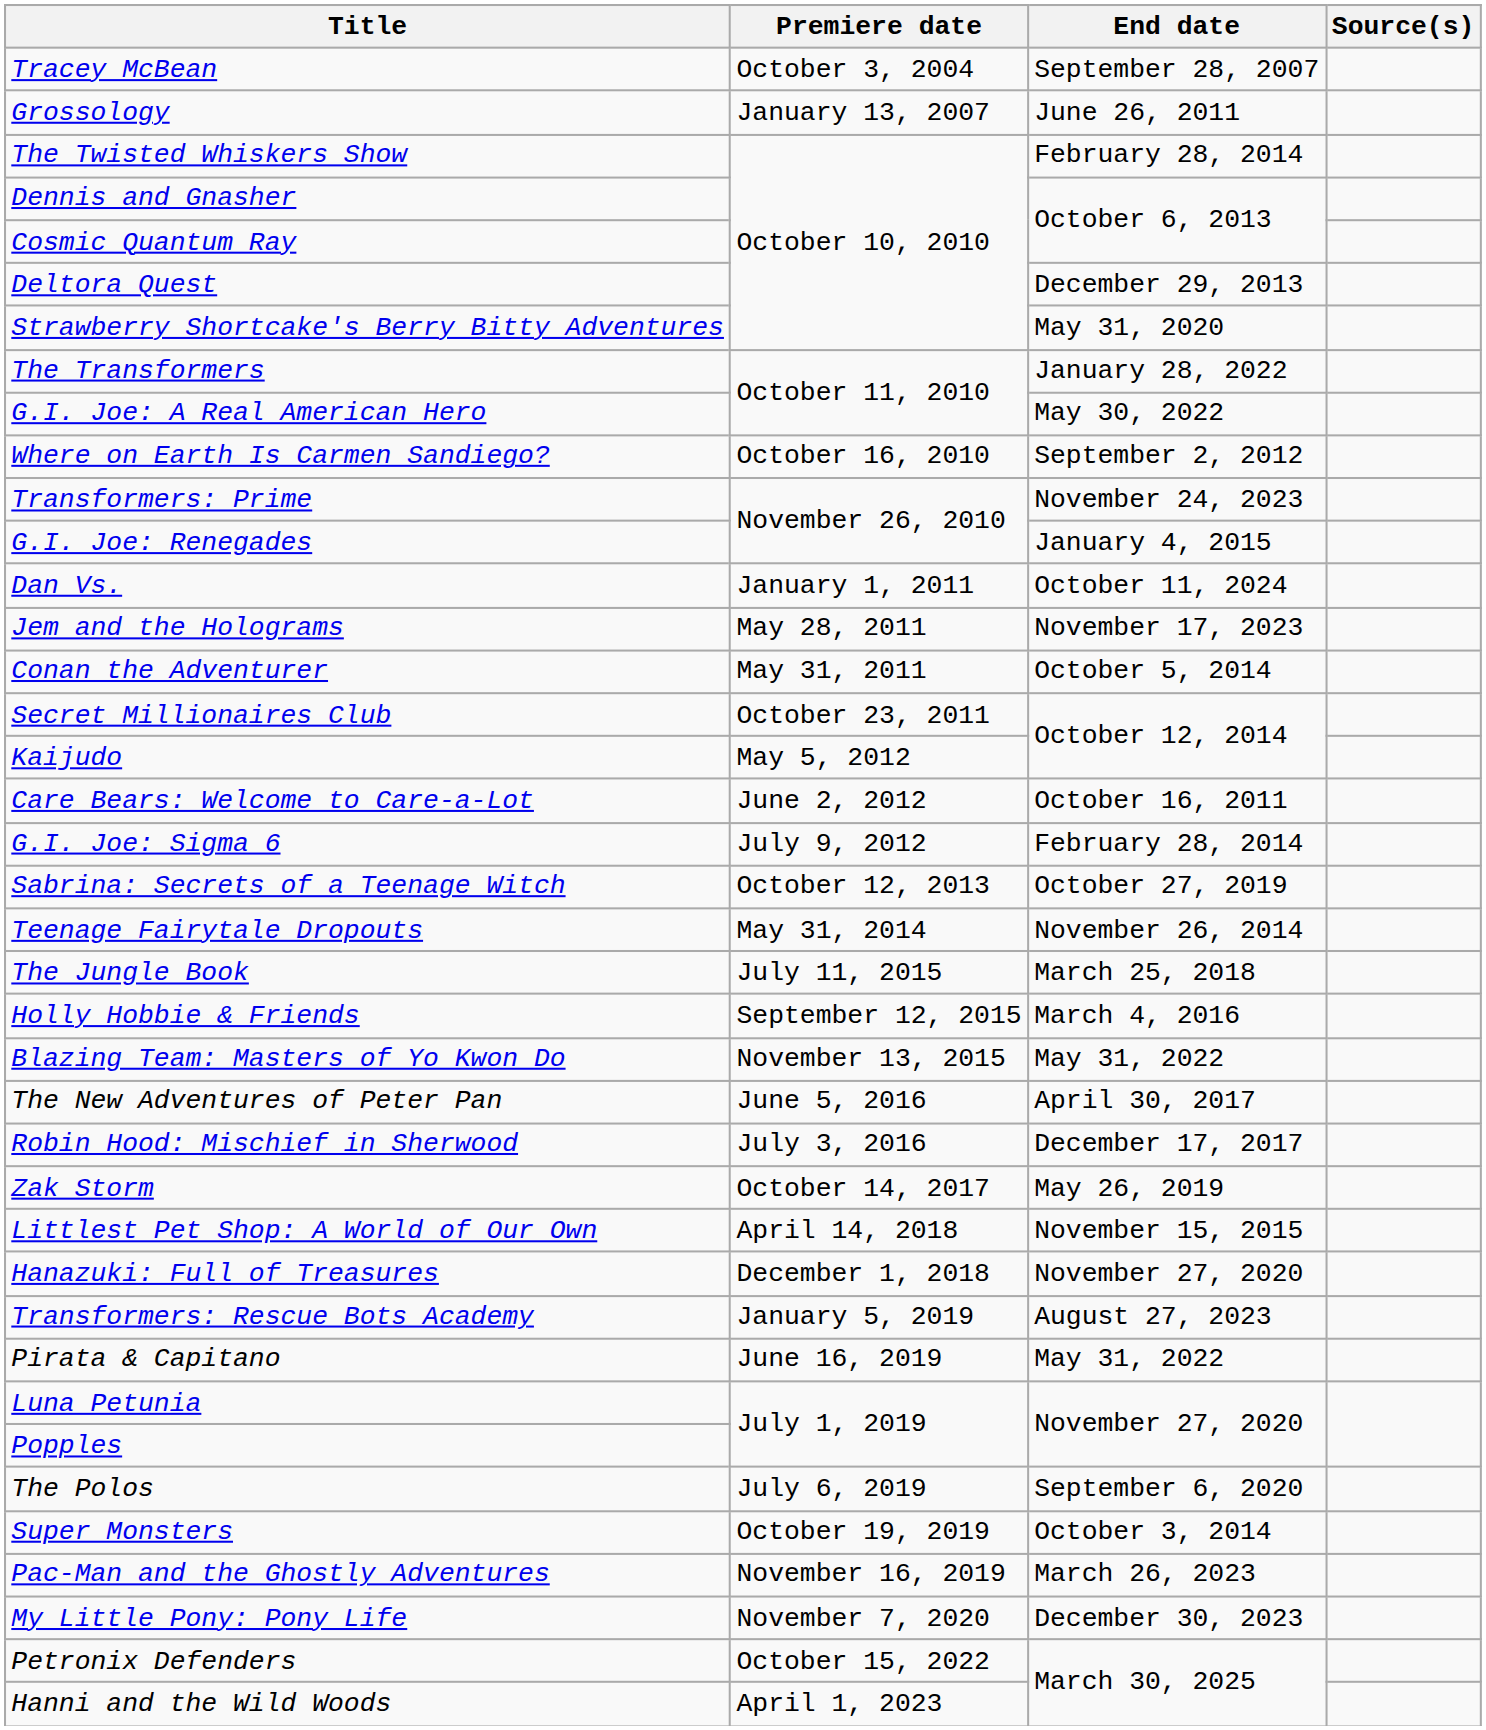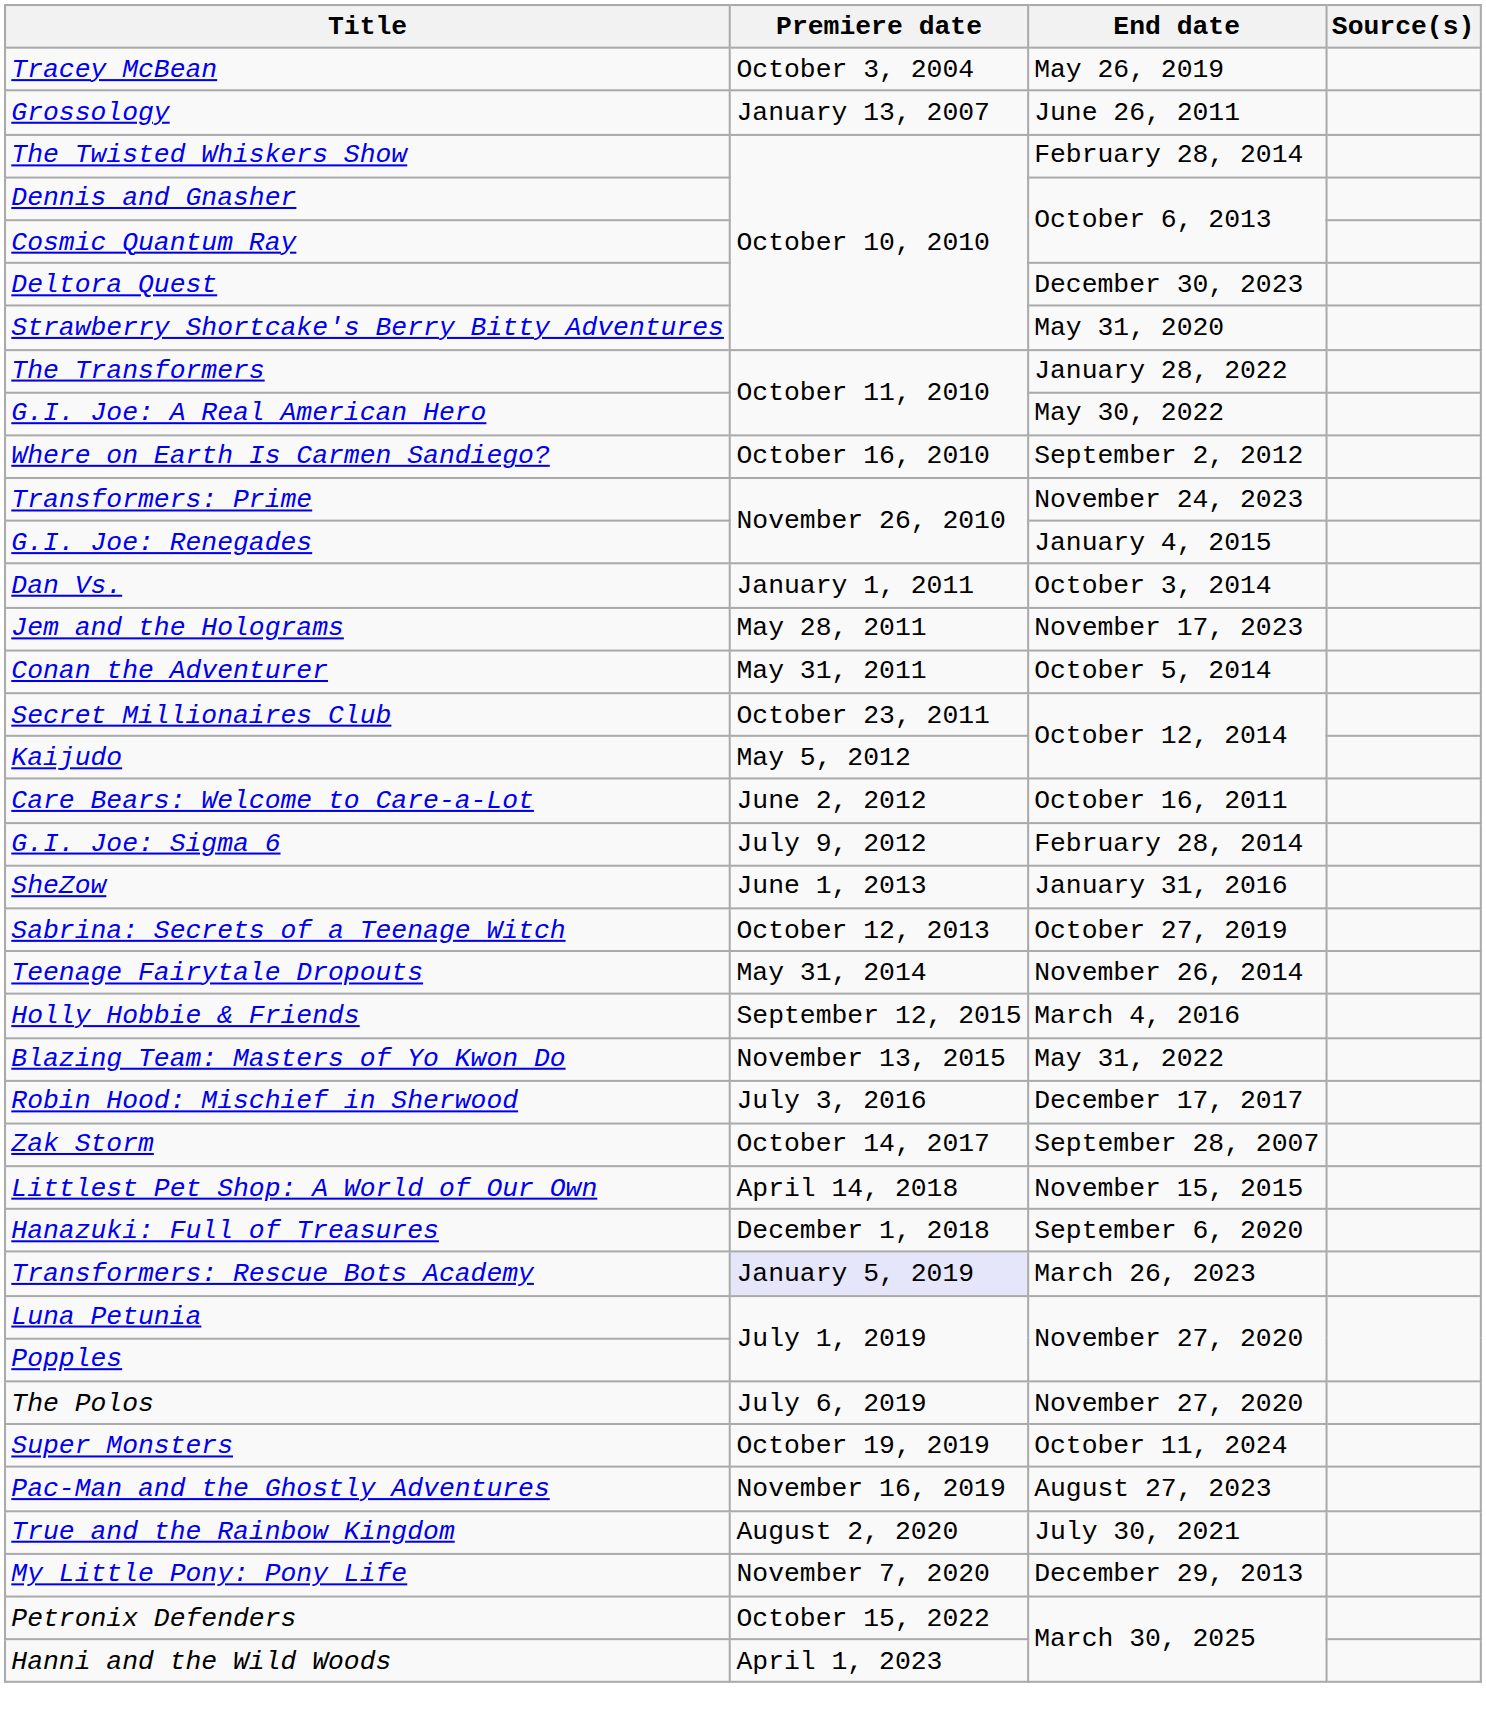(1177, 70) September 28, 2007 -> (1129, 70) May 26, 2019
(1169, 285) December 29, 2013 -> (1169, 285) December 30, 2023
(1161, 586) October 11, 2024 -> (1153, 586) October 3, 2014
+ row: (59, 887)
- row: (130, 973)
- row: (257, 1102)
(1129, 1188) May 26, 2019 -> (1177, 1145) September 28, 2007
(1169, 1274) November 27, 2020 -> (1169, 1231) September 6, 2020
(855, 1317) no background -> (855, 1274) lavender background
(1153, 1317) August 27, 2023 -> (1145, 1274) March 26, 2023
- row: (146, 1360)
(1169, 1489) September 6, 2020 -> (1169, 1403) November 27, 2020
(1153, 1532) October 3, 2014 -> (1161, 1446) October 11, 2024
(1145, 1575) March 26, 2023 -> (1153, 1489) August 27, 2023
+ row: (233, 1532)
(1169, 1618) December 30, 2023 -> (1169, 1575) December 29, 2013
